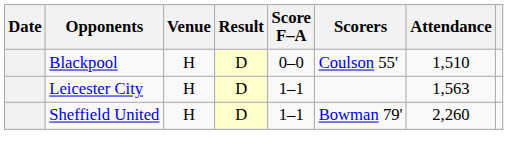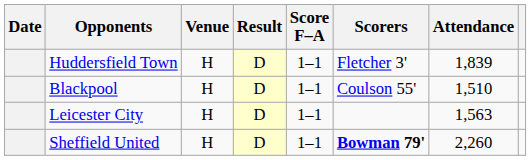+ row: (113, 62)
(291, 62) 0–0 -> (309, 89) 1–1
(361, 115) normal -> (381, 141) bold
